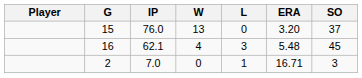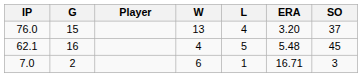columns swapped: (45, 13) <-> (153, 13)
(244, 30) 0 -> (244, 30) 4
(244, 47) 3 -> (244, 47) 5
(198, 64) 0 -> (198, 64) 6
